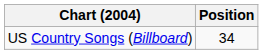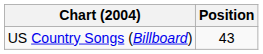(227, 37) 34 -> (227, 37) 43
